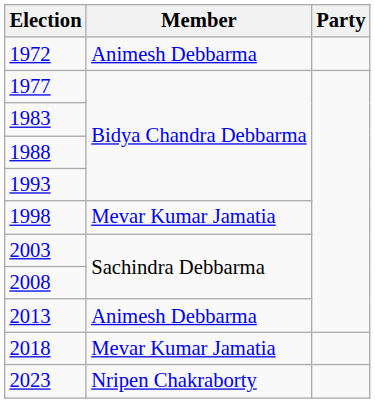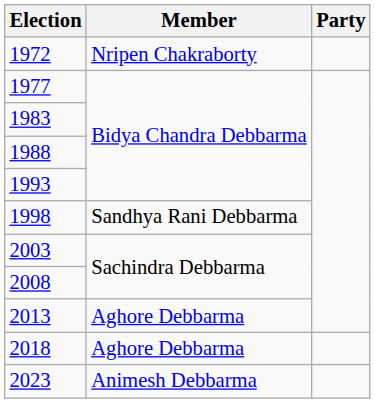(174, 53) Animesh Debbarma -> (174, 53) Nripen Chakraborty
(183, 217) Mevar Kumar Jamatia -> (194, 217) Sandhya Rani Debbarma
(174, 315) Animesh Debbarma -> (168, 315) Aghore Debbarma
(183, 348) Mevar Kumar Jamatia -> (168, 348) Aghore Debbarma
(174, 380) Nripen Chakraborty -> (174, 380) Animesh Debbarma
